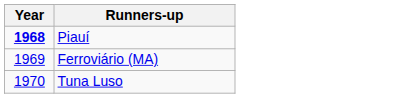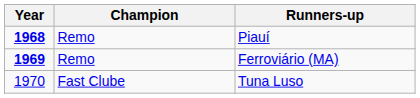+ column: (145, 15)
(29, 59) normal -> (29, 59) bold
